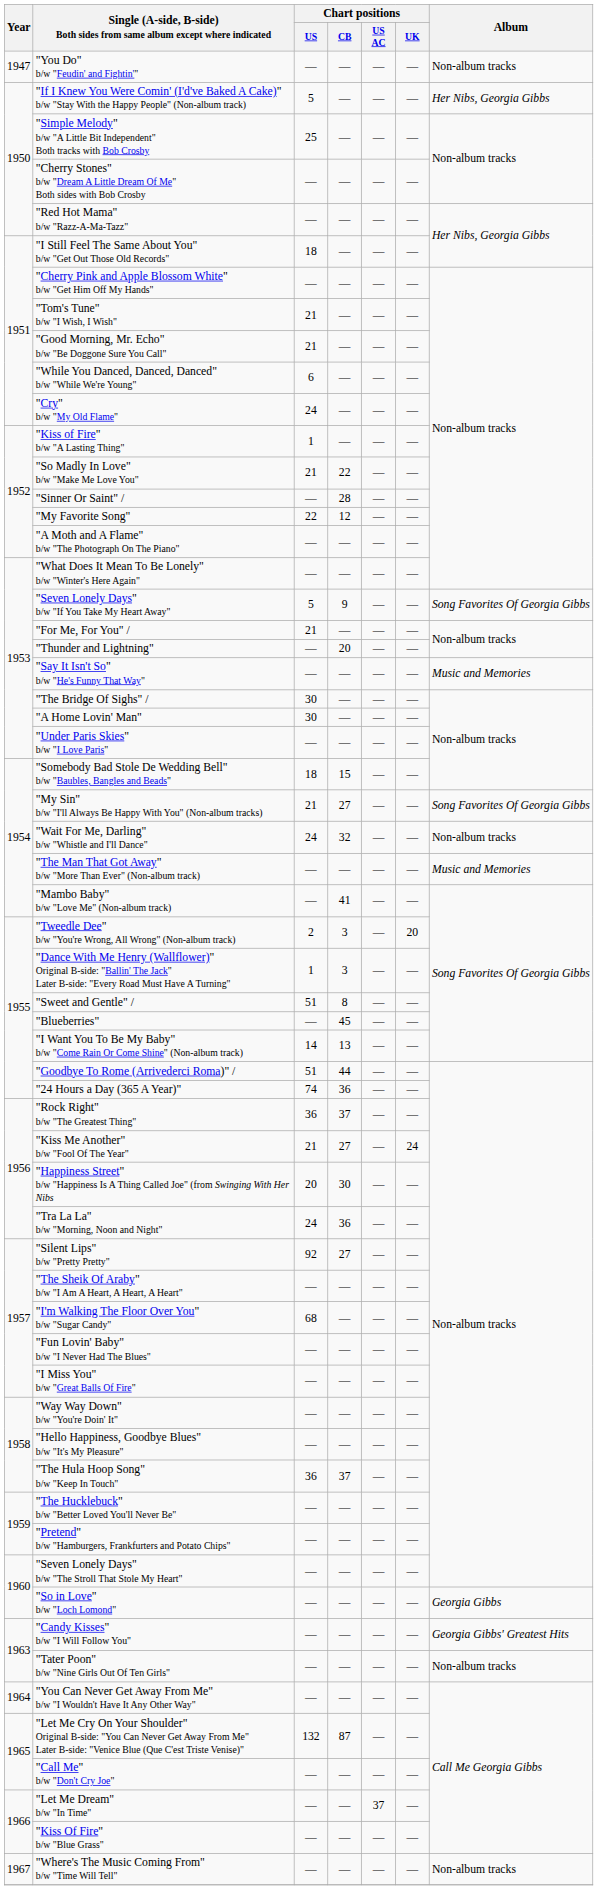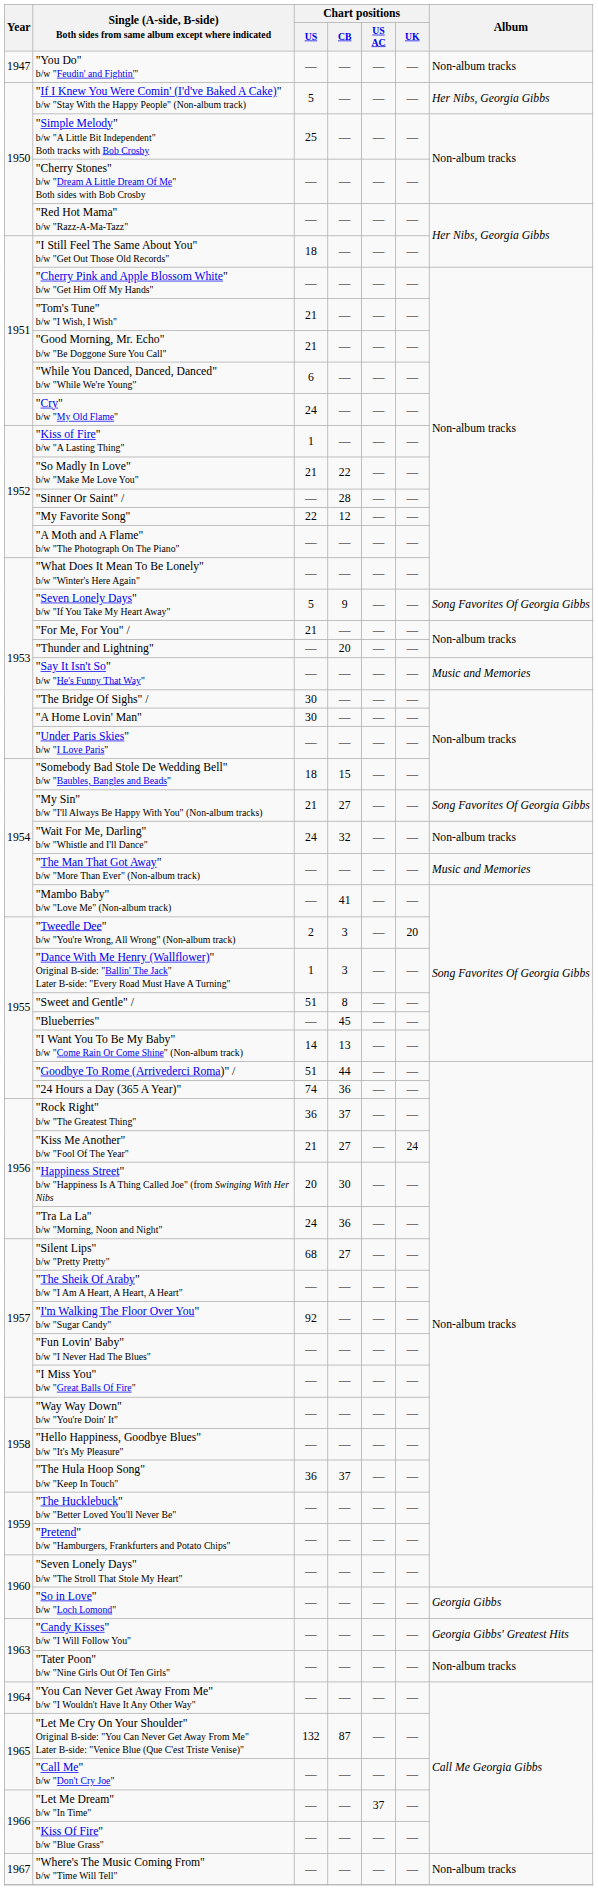(311, 1254) 92 -> (311, 1254) 68
(311, 1317) 68 -> (311, 1317) 92
